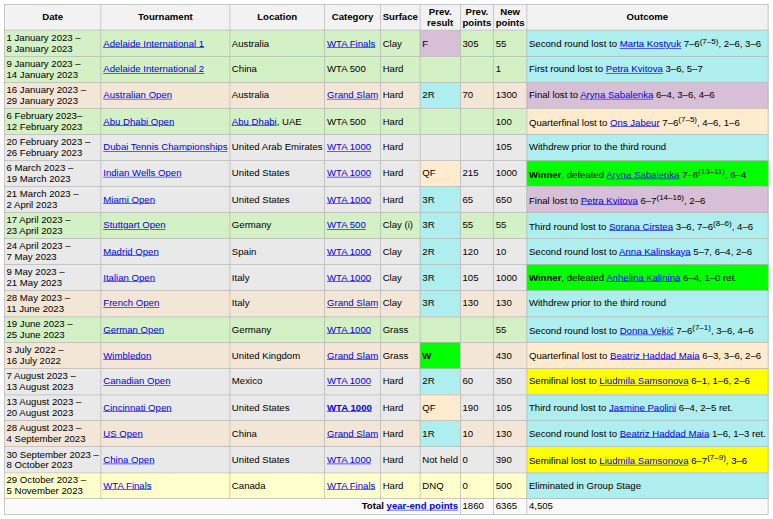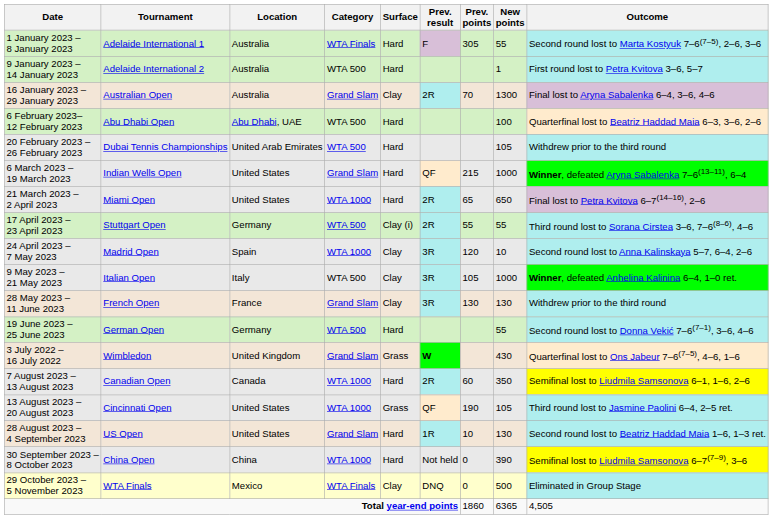(392, 43) Clay -> (393, 43) Hard
(244, 69) China -> (251, 69) Australia
(393, 95) Hard -> (392, 95) Clay
(634, 121) Quarterfinal lost to Ons Jabeur 7–6(7–5), 4–6, 1–6 -> (645, 121) Quarterfinal lost to Beatriz Haddad Maia 6–3, 3–6, 2–6
(349, 147) WTA 1000 -> (346, 147) WTA 500
(349, 173) WTA 1000 -> (353, 173) Grand Slam
(428, 199) 3R -> (428, 199) 2R
(428, 225) 3R -> (428, 225) 2R
(428, 251) 2R -> (428, 251) 3R
(349, 277) WTA 1000 -> (346, 277) WTA 500
(241, 303) Italy -> (247, 303) France
(349, 329) WTA 1000 -> (346, 329) WTA 500
(395, 329) Grass -> (393, 329) Hard
(645, 355) Quarterfinal lost to Beatriz Haddad Maia 6–3, 3–6, 2–6 -> (634, 355) Quarterfinal lost to Ons Jabeur 7–6(7–5), 4–6, 1–6
(247, 381) Mexico -> (249, 381) Canada
(349, 407) bold -> (349, 407) normal
(393, 407) Hard -> (395, 407) Grass
(244, 433) China -> (261, 433) United States
(261, 459) United States -> (244, 459) China
(249, 485) Canada -> (247, 485) Mexico
(393, 485) Hard -> (392, 485) Clay
